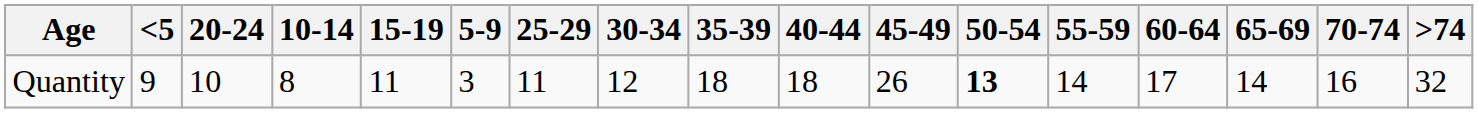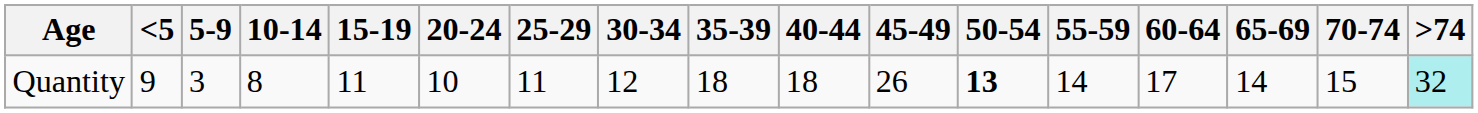columns swapped: (480, 30) <-> (227, 30)
(1341, 81) 16 -> (1341, 81) 15
(1431, 81) no background -> (1431, 81) paleturquoise background
